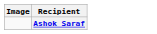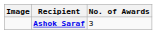+ column: (119, 11)
